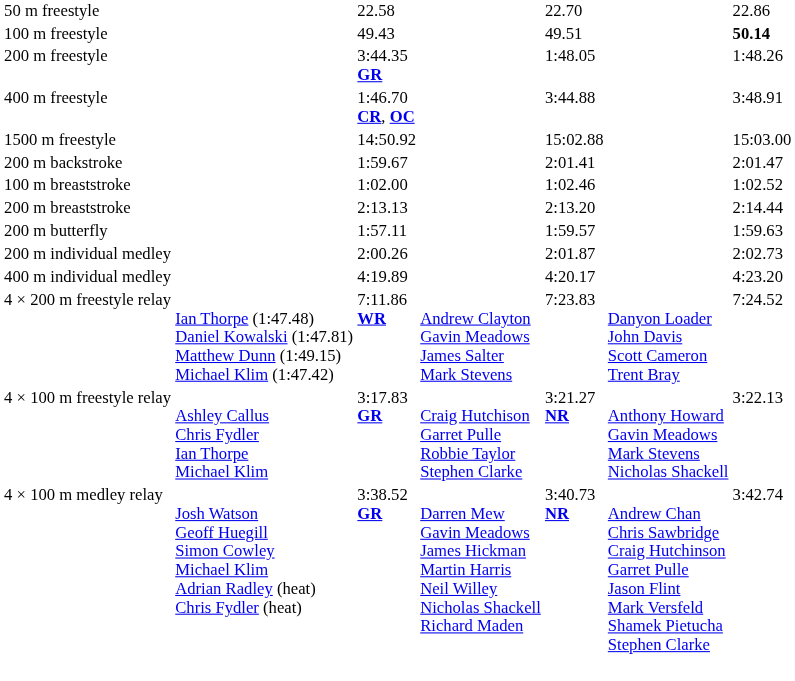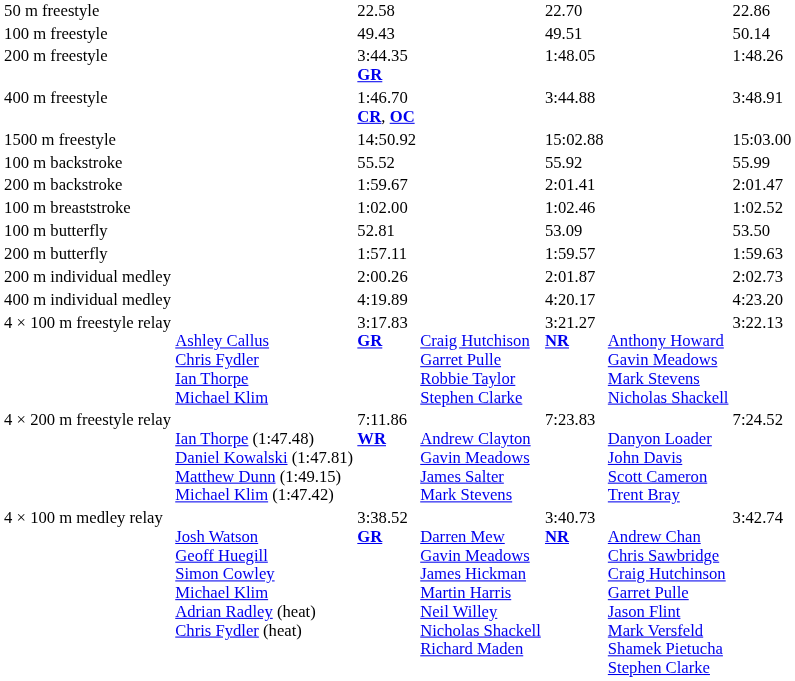(751, 33) bold -> (751, 33) normal
+ row: (63, 162)
- row: (67, 208)
+ row: (56, 230)
rows swapped: (88, 397) <-> (88, 299)
